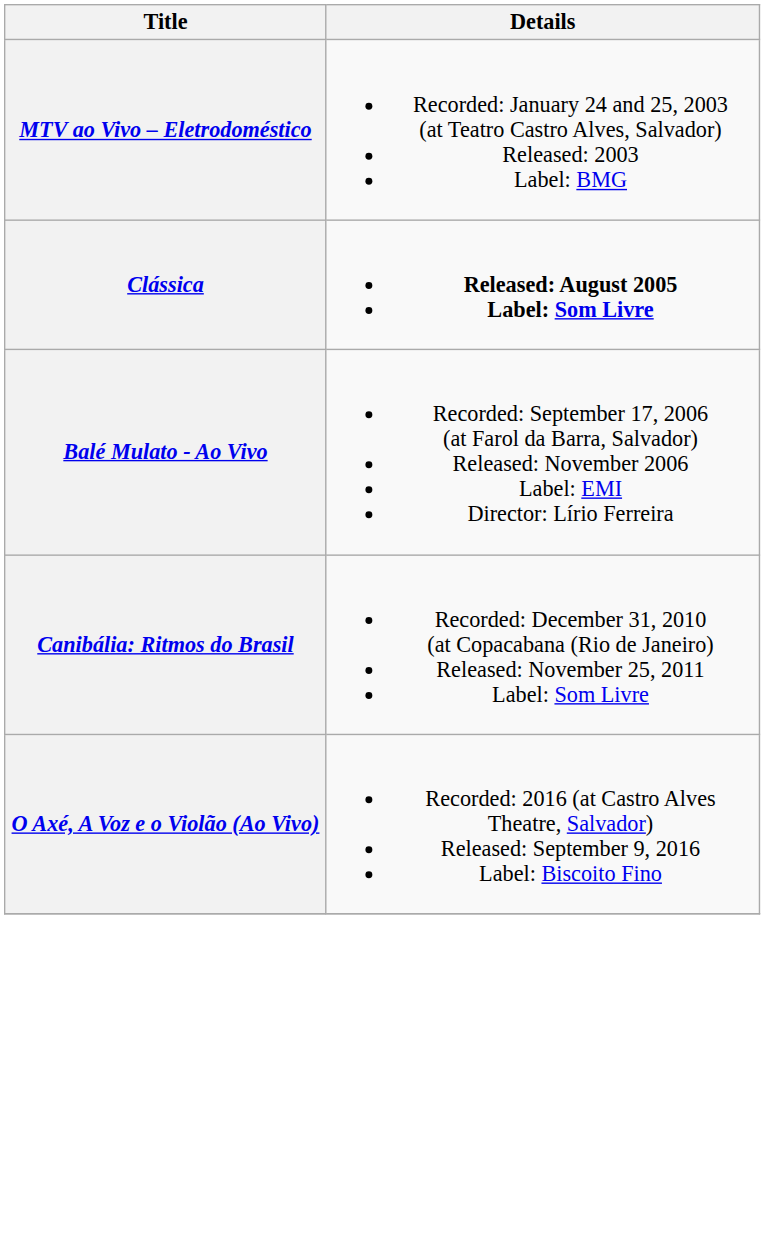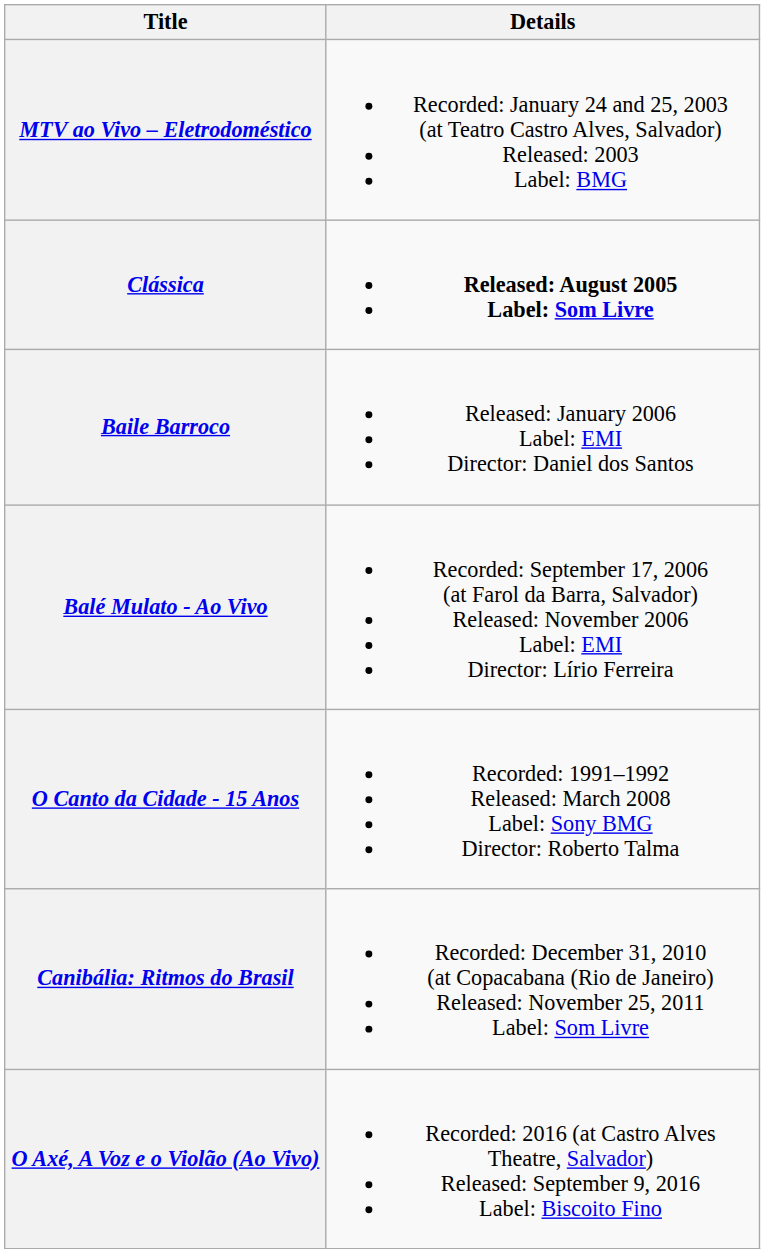+ row: (165, 426)
+ row: (165, 798)
